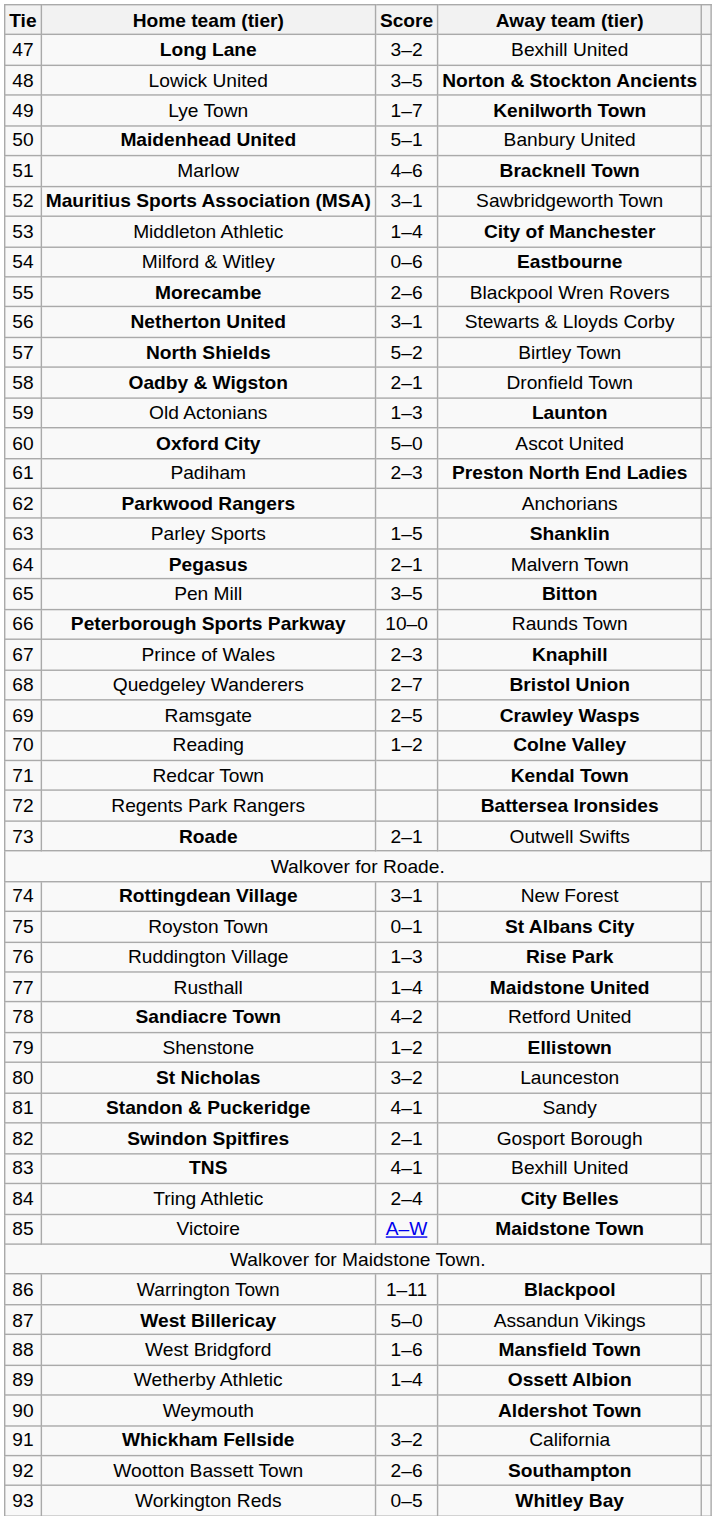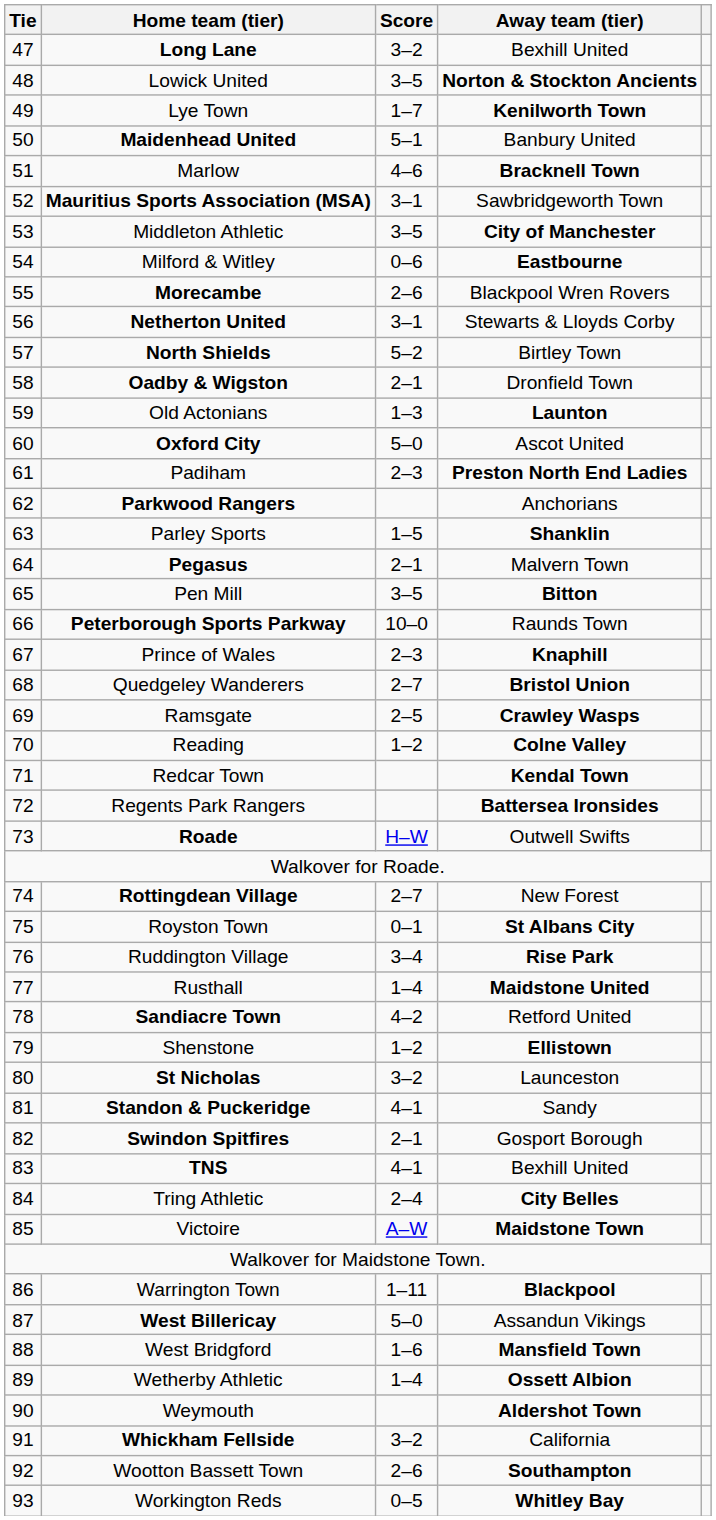(407, 231) 1–4 -> (407, 231) 3–5
(407, 836) 2–1 -> (407, 836) H–W
(407, 896) 3–1 -> (407, 896) 2–7
(407, 956) 1–3 -> (407, 956) 3–4
